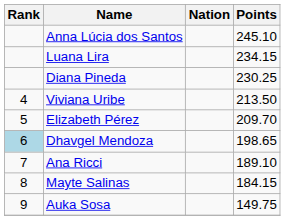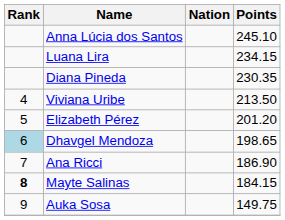(257, 78) 230.25 -> (257, 78) 230.35
(257, 120) 209.70 -> (257, 120) 201.20
(257, 162) 189.10 -> (257, 162) 186.90
(24, 183) normal -> (24, 183) bold
